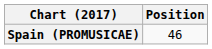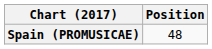(175, 34) 46 -> (175, 34) 48
